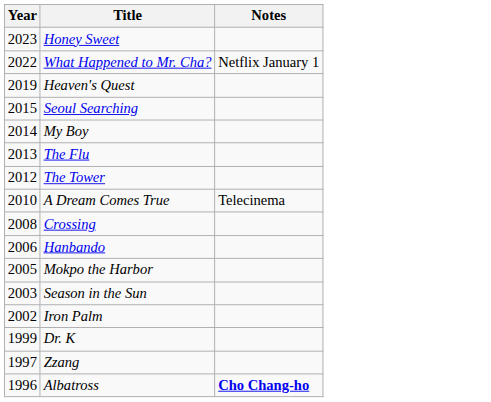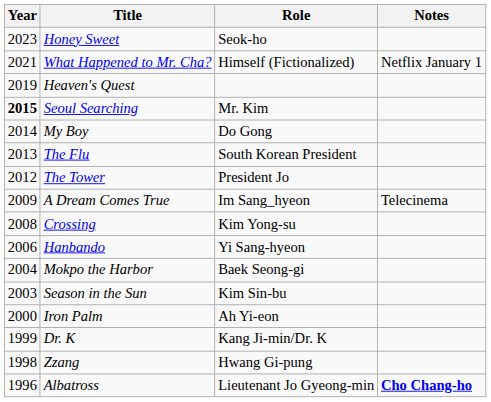+ column: (296, 16)
(22, 62) 2022 -> (22, 62) 2021
(22, 108) normal -> (22, 108) bold
(22, 200) 2010 -> (22, 200) 2009
(22, 270) 2005 -> (22, 270) 2004
(22, 316) 2002 -> (22, 316) 2000
(22, 362) 1997 -> (22, 362) 1998
